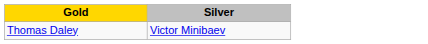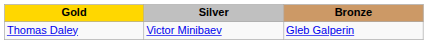+ column: (353, 13)
